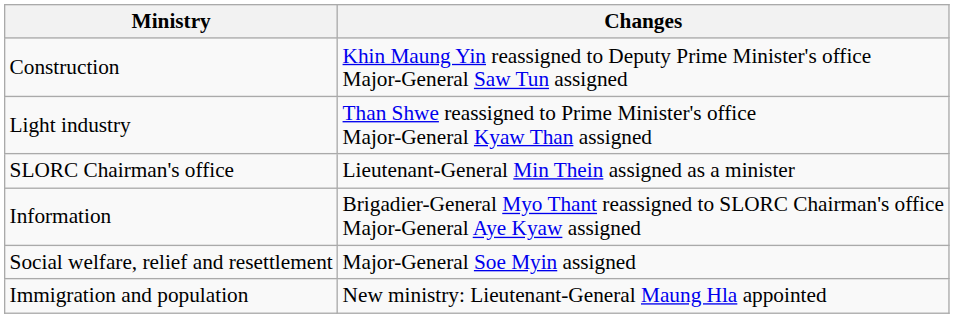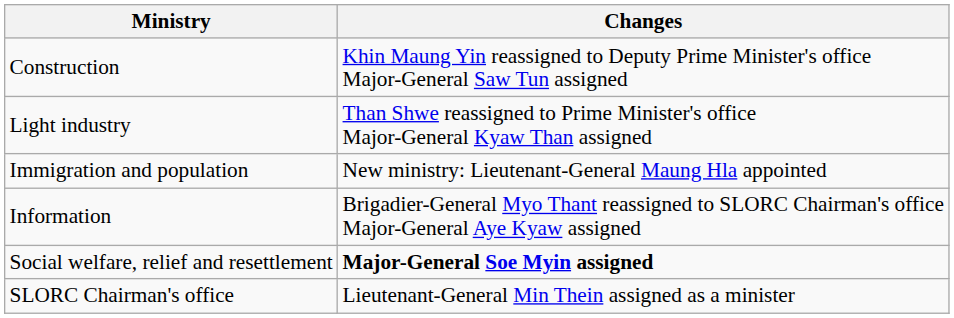rows swapped: (129, 295) <-> (122, 170)
(489, 261) normal -> (498, 261) bold
